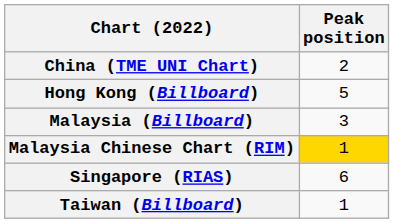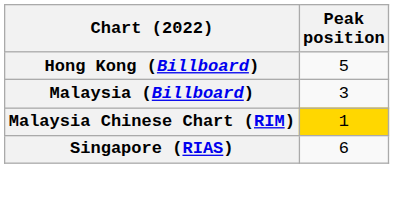- row: (152, 66)
- row: (152, 205)
